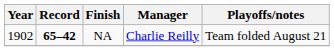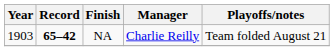(20, 35) 1902 -> (20, 35) 1903
